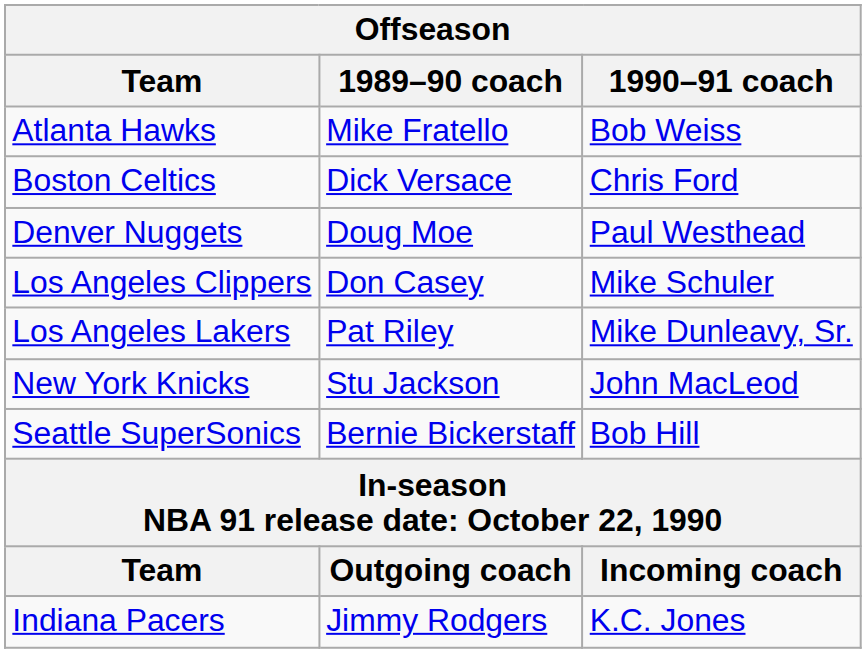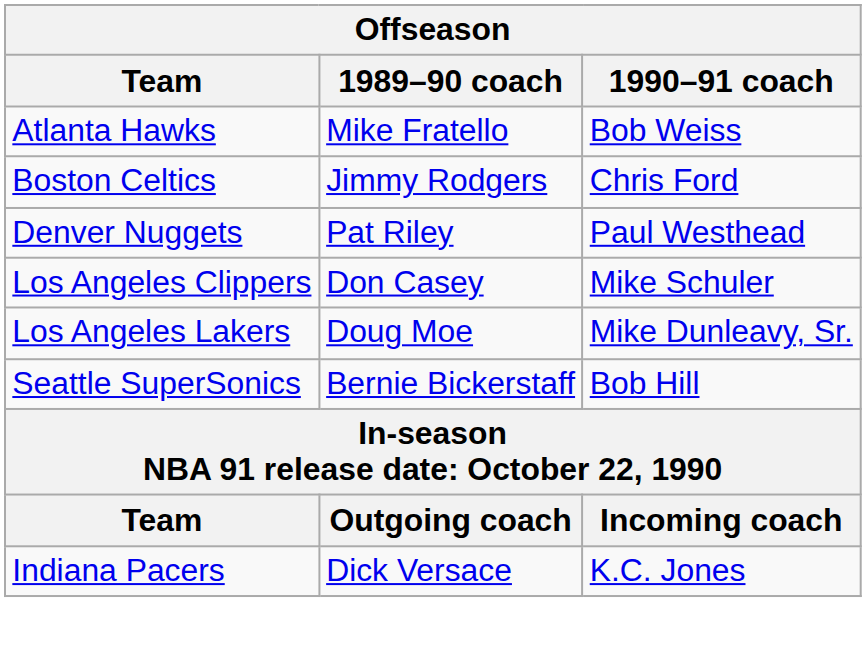(419, 181) Dick Versace -> (437, 181) Jimmy Rodgers
(400, 231) Doug Moe -> (390, 231) Pat Riley
(390, 332) Pat Riley -> (400, 332) Doug Moe
- row: (131, 383)
(437, 621) Jimmy Rodgers -> (419, 570) Dick Versace
